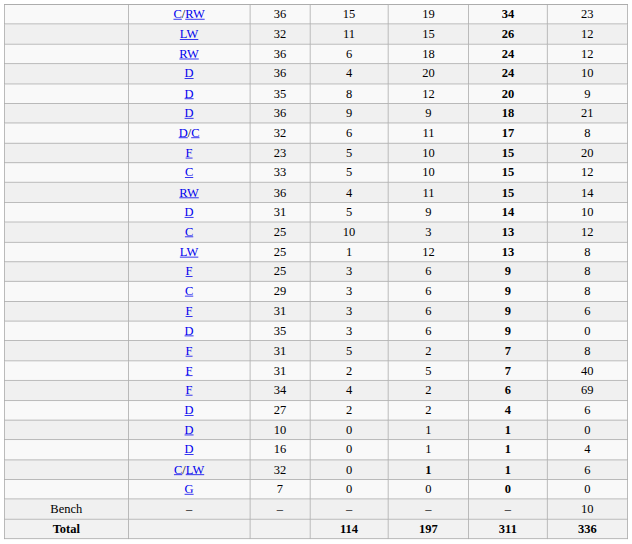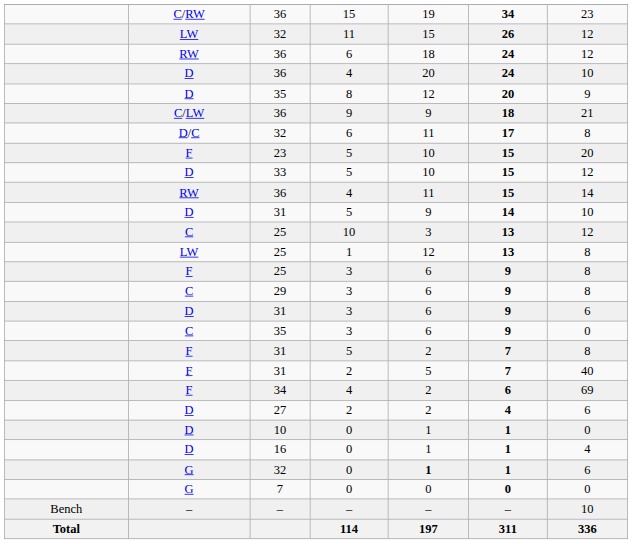(189, 113) D -> (189, 113) C/LW
(189, 172) C -> (189, 172) D
(189, 311) F -> (189, 311) D
(189, 331) D -> (189, 331) C
(189, 469) C/LW -> (189, 469) G
